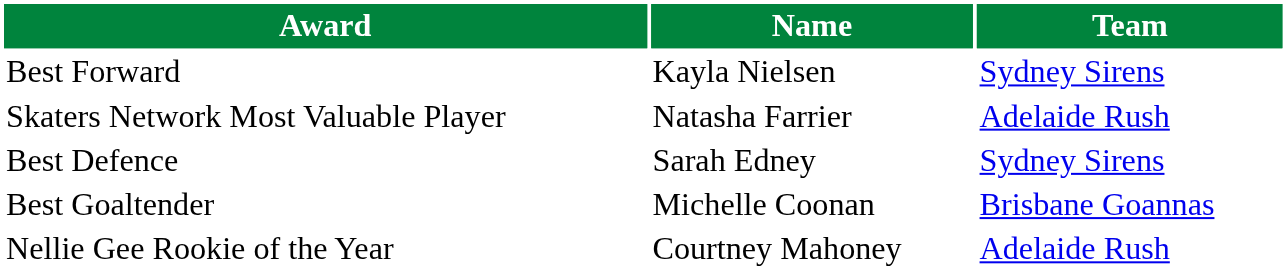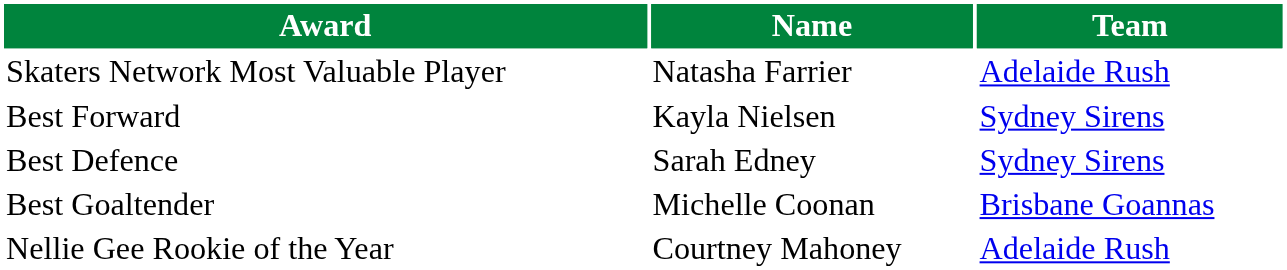rows swapped: (256, 116) <-> (93, 71)
